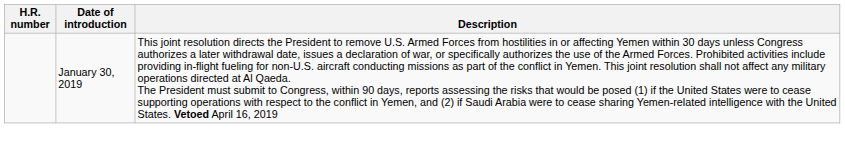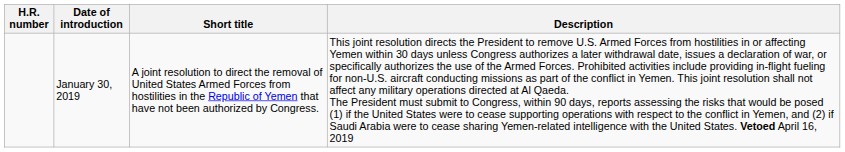+ column: (228, 25)
